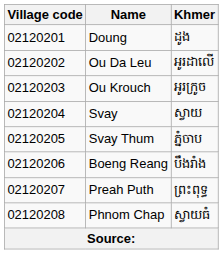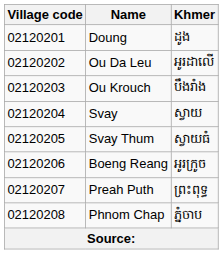(190, 87) អូរក្រូច -> (190, 87) បឹងរាំង
(188, 138) ភ្នំចាប -> (192, 138) ស្វាយធំ
(190, 164) បឹងរាំង -> (190, 164) អូរក្រូច
(192, 214) ស្វាយធំ -> (188, 214) ភ្នំចាប
